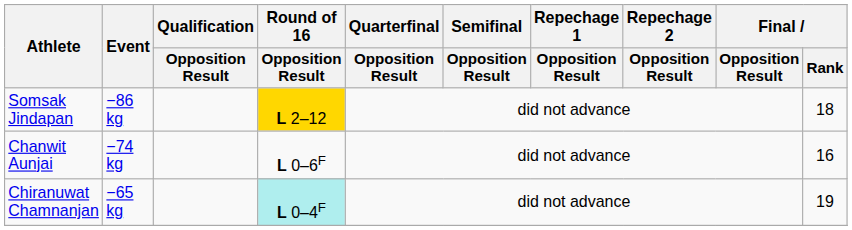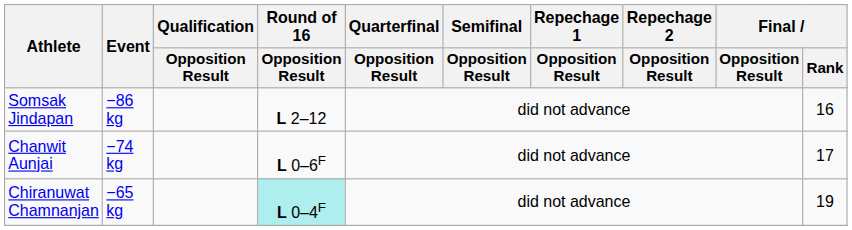(301, 119) gold background -> (301, 119) no background
(825, 110) 18 -> (825, 110) 16
(825, 155) 16 -> (825, 155) 17
